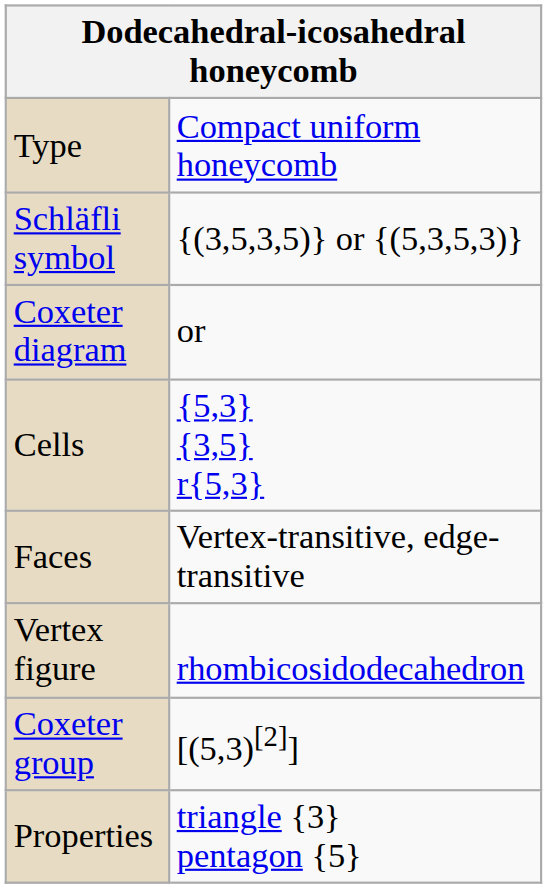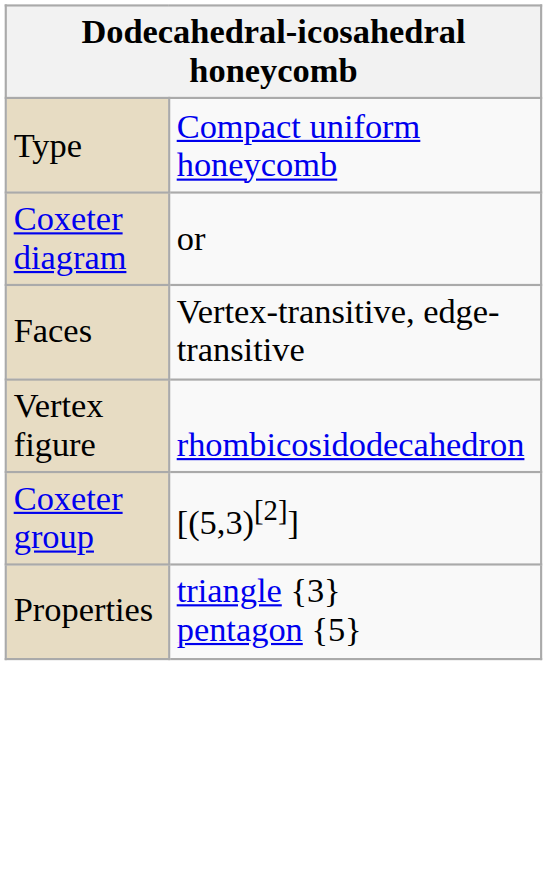- row: (67, 238)
- row: (49, 443)
